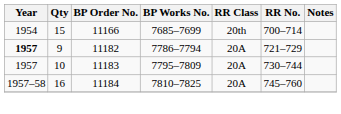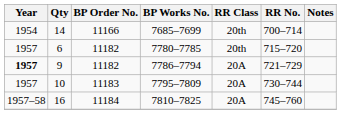(60, 30) 15 -> (60, 30) 14
+ row: (176, 48)
